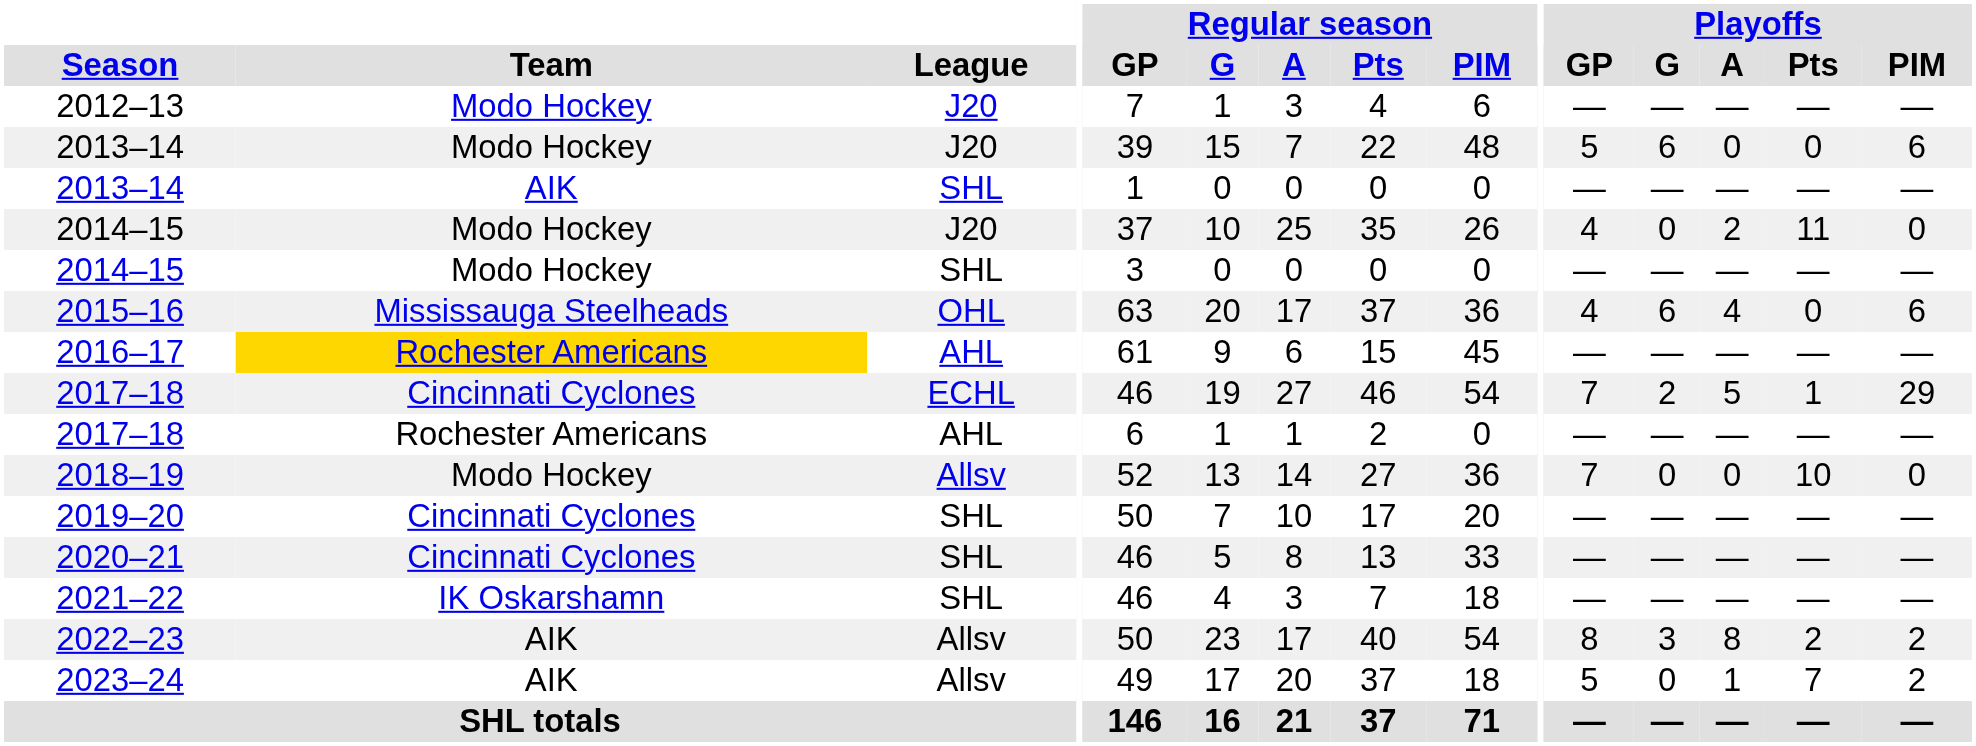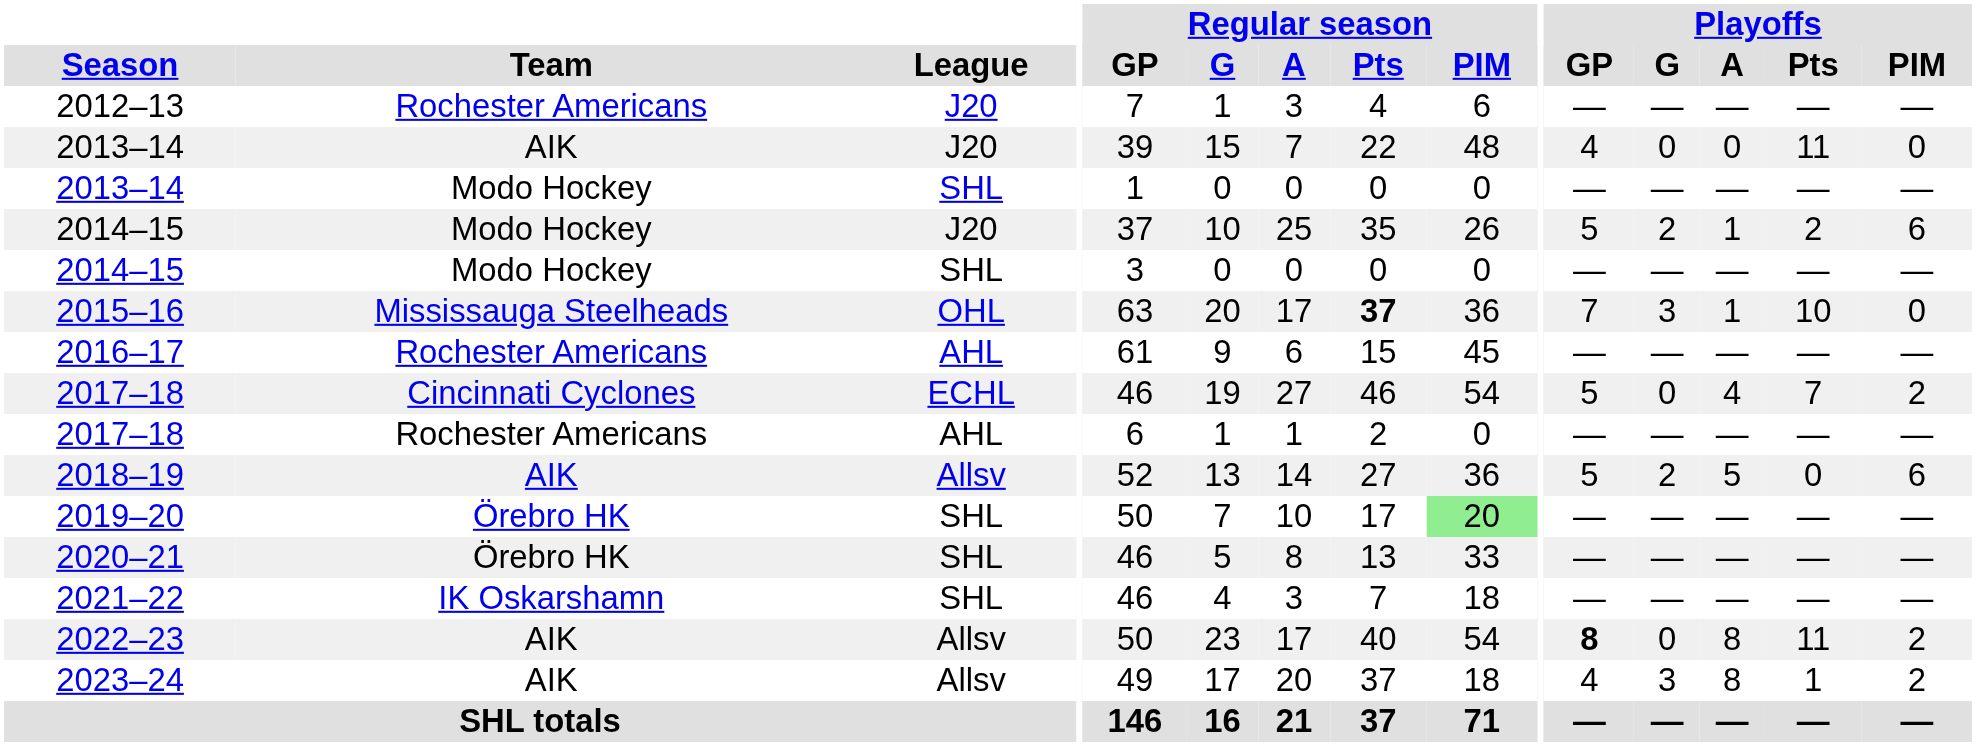(551, 105) Modo Hockey -> (551, 105) Rochester Americans
(551, 146) Modo Hockey -> (551, 146) AIK
(1589, 146) 5 -> (1589, 146) 4
(1667, 146) 6 -> (1667, 146) 0
(1813, 146) 0 -> (1813, 146) 11
(1917, 146) 6 -> (1917, 146) 0
(551, 187) AIK -> (551, 187) Modo Hockey
(1589, 228) 4 -> (1589, 228) 5
(1667, 228) 0 -> (1667, 228) 2
(1732, 228) 2 -> (1732, 228) 1
(1813, 228) 11 -> (1813, 228) 2
(1917, 228) 0 -> (1917, 228) 6
(1378, 310) normal -> (1378, 310) bold
(1589, 310) 4 -> (1589, 310) 7
(1667, 310) 6 -> (1667, 310) 3
(1732, 310) 4 -> (1732, 310) 1
(1813, 310) 0 -> (1813, 310) 10
(1917, 310) 6 -> (1917, 310) 0
(551, 351) gold background -> (551, 351) no background
(1589, 392) 7 -> (1589, 392) 5
(1667, 392) 2 -> (1667, 392) 0
(1732, 392) 5 -> (1732, 392) 4
(1813, 392) 1 -> (1813, 392) 7
(1917, 392) 29 -> (1917, 392) 2
(551, 474) Modo Hockey -> (551, 474) AIK
(1589, 474) 7 -> (1589, 474) 5
(1667, 474) 0 -> (1667, 474) 2
(1732, 474) 0 -> (1732, 474) 5
(1813, 474) 10 -> (1813, 474) 0
(1917, 474) 0 -> (1917, 474) 6
(551, 515) Cincinnati Cyclones -> (551, 515) Örebro HK
(1482, 515) no background -> (1482, 515) lightgreen background
(551, 556) Cincinnati Cyclones -> (551, 556) Örebro HK
(1589, 638) normal -> (1589, 638) bold
(1667, 638) 3 -> (1667, 638) 0
(1813, 638) 2 -> (1813, 638) 11
(1589, 679) 5 -> (1589, 679) 4
(1667, 679) 0 -> (1667, 679) 3
(1732, 679) 1 -> (1732, 679) 8
(1813, 679) 7 -> (1813, 679) 1
